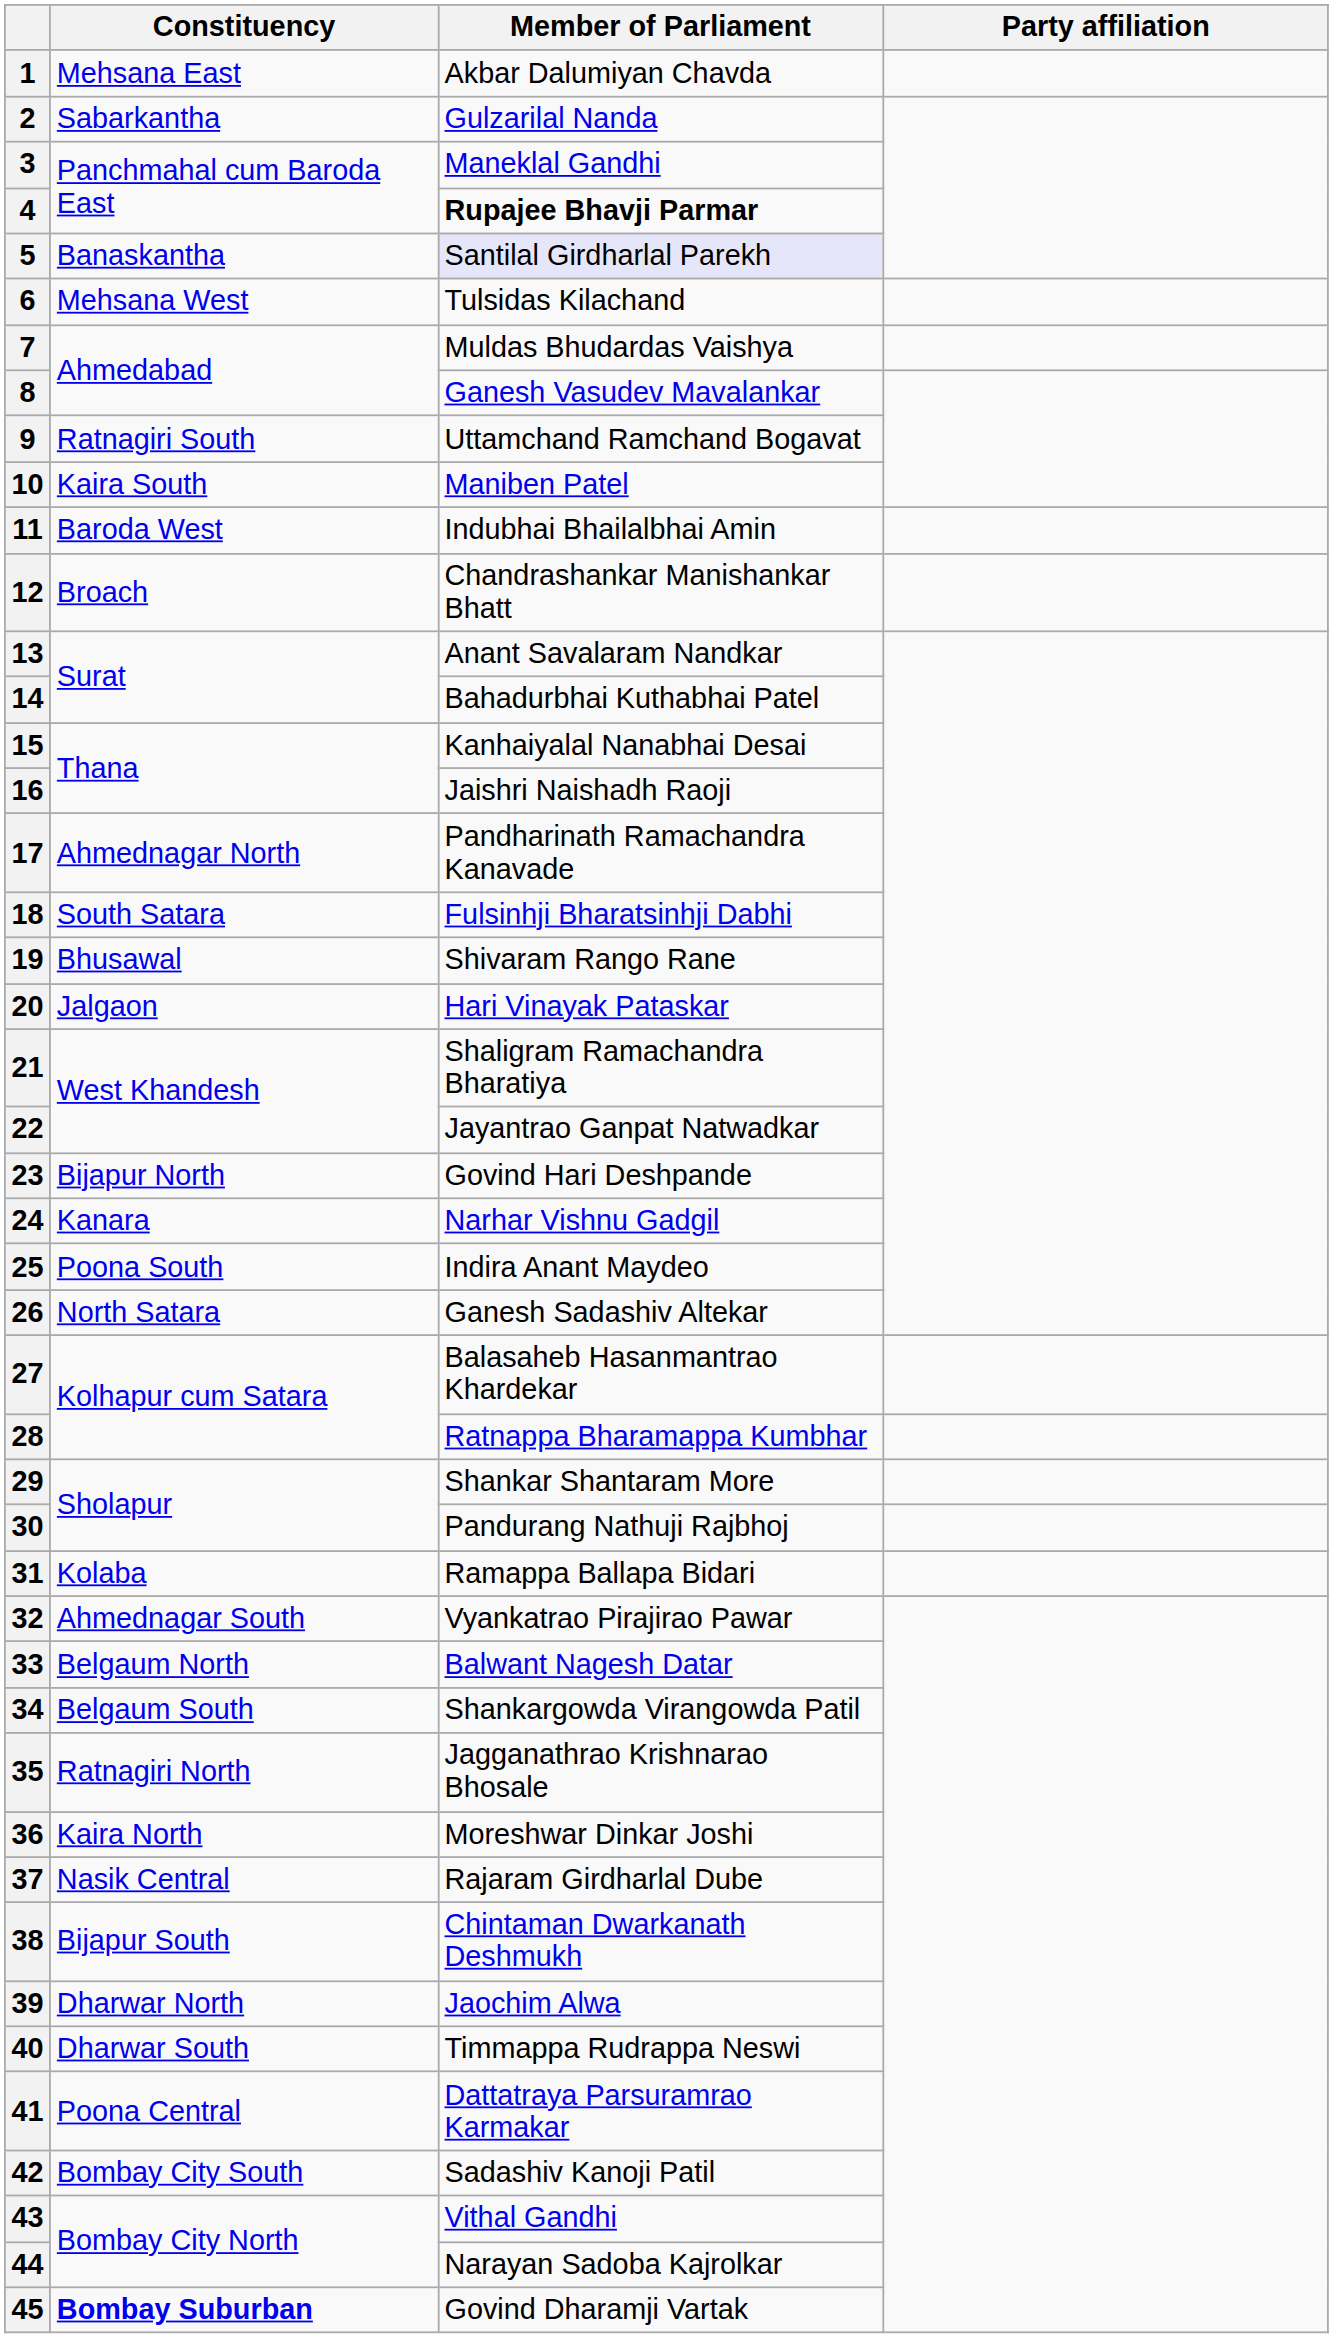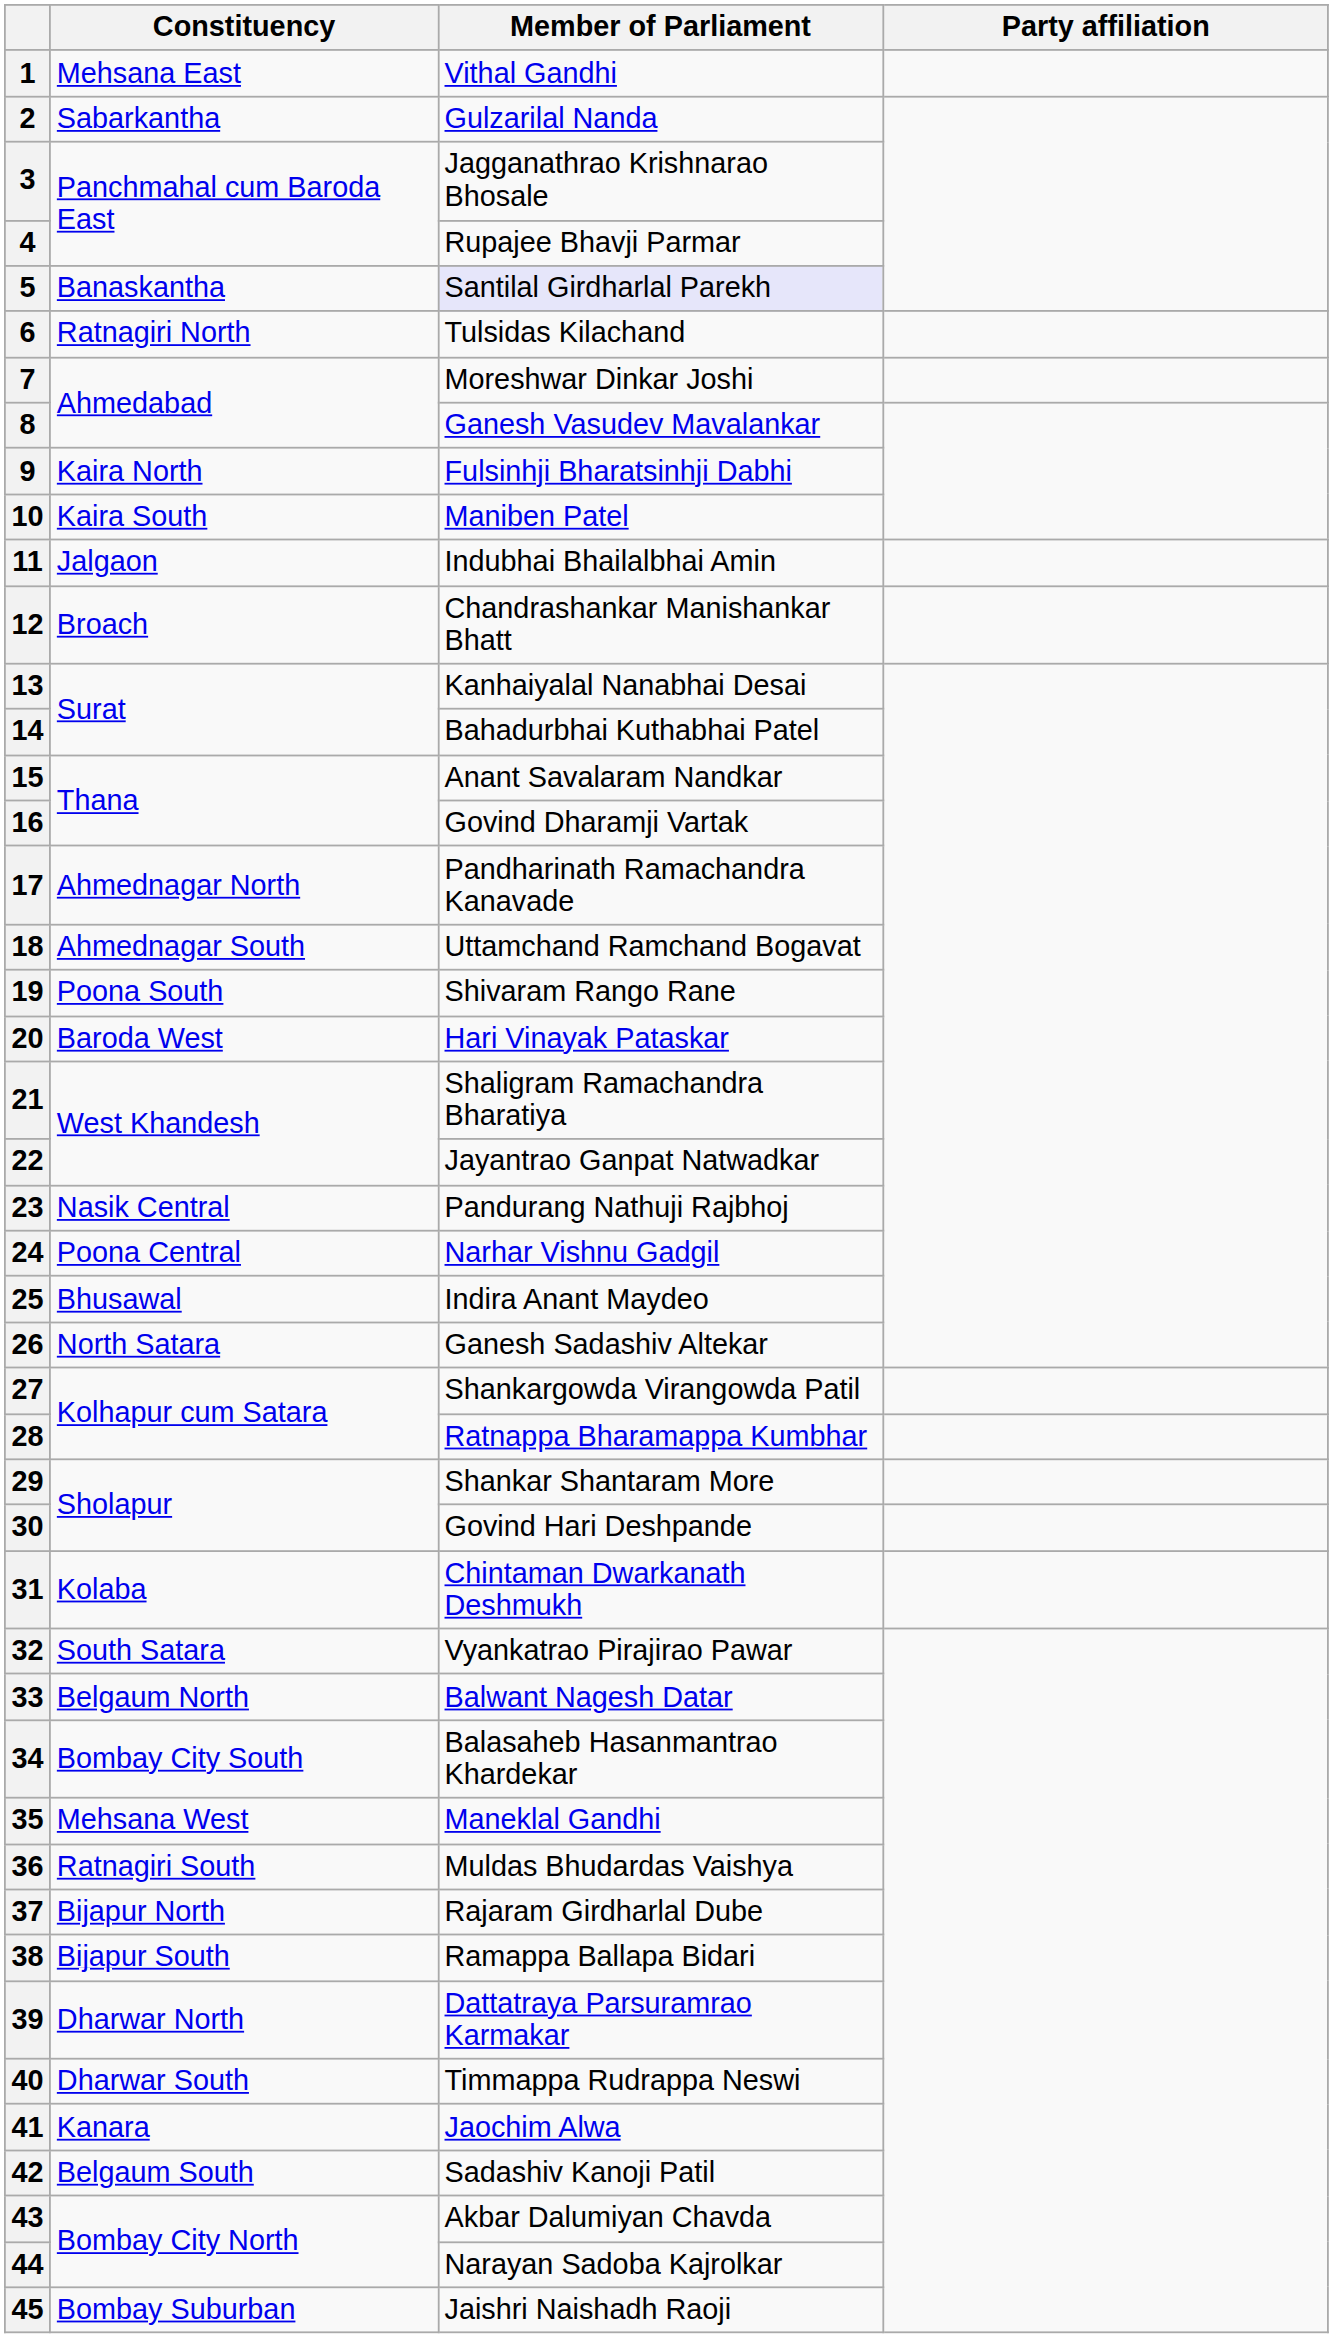(608, 73) Akbar Dalumiyan Chavda -> (531, 73) Vithal Gandhi
(553, 164) Maneklal Gandhi -> (606, 180) Jagganathrao Krishnarao Bhosale
(601, 210) bold -> (593, 242) normal
(153, 301) Mehsana West -> (154, 333) Ratnagiri North
(619, 347) Muldas Bhudardas Vaishya -> (599, 379) Moreshwar Dinkar Joshi
(156, 438) Ratnagiri South -> (130, 470) Kaira North
(653, 438) Uttamchand Ramchand Bogavat -> (618, 470) Fulsinhji Bharatsinhji Dabhi
(140, 529) Baroda West -> (107, 562) Jalgaon
(613, 653) Anant Savalaram Nandkar -> (625, 685) Kanhaiyalal Nanabhai Desai
(625, 744) Kanhaiyalal Nanabhai Desai -> (613, 777) Anant Savalaram Nandkar
(588, 790) Jaishri Naishadh Raoji -> (596, 822) Govind Dharamji Vartak
(141, 914) South Satara -> (181, 946) Ahmednagar South
(618, 914) Fulsinhji Bharatsinhji Dabhi -> (653, 946) Uttamchand Ramchand Bogavat
(119, 959) Bhusawal -> (140, 992) Poona South
(107, 1005) Jalgaon -> (140, 1038) Baroda West
(141, 1175) Bijapur North -> (143, 1207) Nasik Central
(598, 1175) Govind Hari Deshpande -> (617, 1207) Pandurang Nathuji Rajbhoj
(103, 1220) Kanara -> (149, 1253) Poona Central
(140, 1266) Poona South -> (119, 1298) Bhusawal
(611, 1373) Balasaheb Hasanmantrao Khardekar -> (652, 1390) Shankargowda Virangowda Patil
(617, 1527) Pandurang Nathuji Rajbhoj -> (598, 1527) Govind Hari Deshpande
(600, 1572) Ramappa Ballapa Bidari -> (595, 1589) Chintaman Dwarkanath Deshmukh
(181, 1618) Ahmednagar South -> (141, 1650) South Satara
(155, 1709) Belgaum South -> (180, 1758) Bombay City South
(652, 1709) Shankargowda Virangowda Patil -> (611, 1758) Balasaheb Hasanmantrao Khardekar
(154, 1771) Ratnagiri North -> (153, 1820) Mehsana West
(606, 1771) Jagganathrao Krishnarao Bhosale -> (553, 1820) Maneklal Gandhi
(130, 1833) Kaira North -> (156, 1866) Ratnagiri South
(599, 1833) Moreshwar Dinkar Joshi -> (619, 1866) Muldas Bhudardas Vaishya
(143, 1879) Nasik Central -> (141, 1911) Bijapur North
(595, 1941) Chintaman Dwarkanath Deshmukh -> (600, 1957) Ramappa Ballapa Bidari
(533, 2003) Jaochim Alwa -> (598, 2019) Dattatraya Parsuramrao Karmakar
(149, 2110) Poona Central -> (103, 2126) Kanara
(598, 2110) Dattatraya Parsuramrao Karmakar -> (533, 2126) Jaochim Alwa
(180, 2172) Bombay City South -> (155, 2172) Belgaum South
(531, 2218) Vithal Gandhi -> (608, 2218) Akbar Dalumiyan Chavda
(185, 2309) bold -> (176, 2309) normal
(596, 2309) Govind Dharamji Vartak -> (588, 2309) Jaishri Naishadh Raoji
